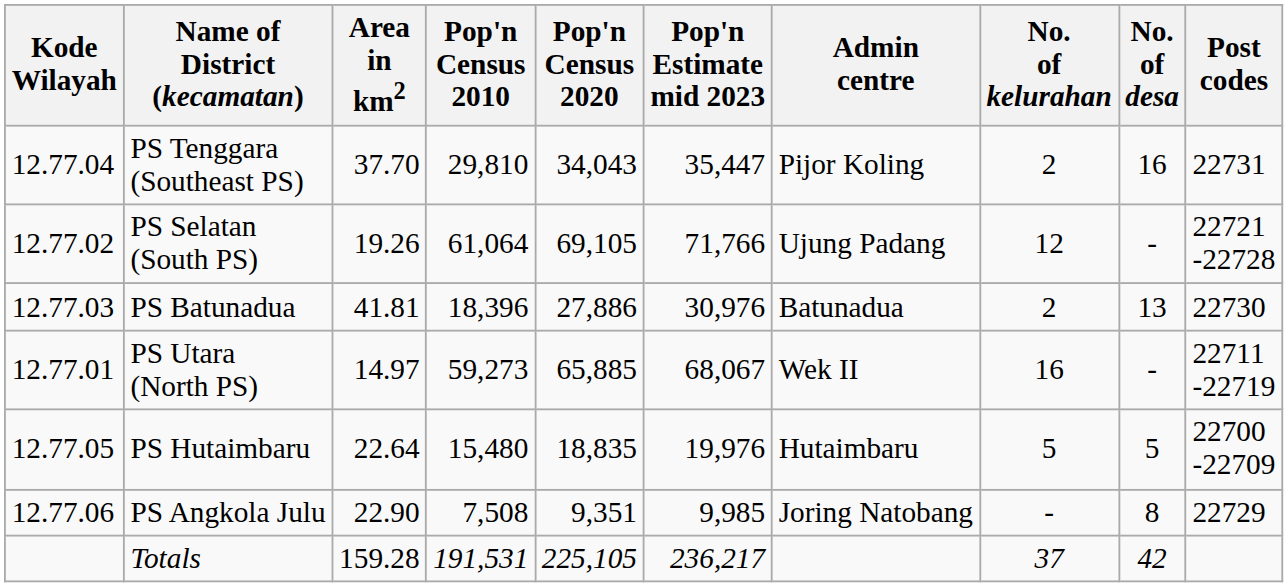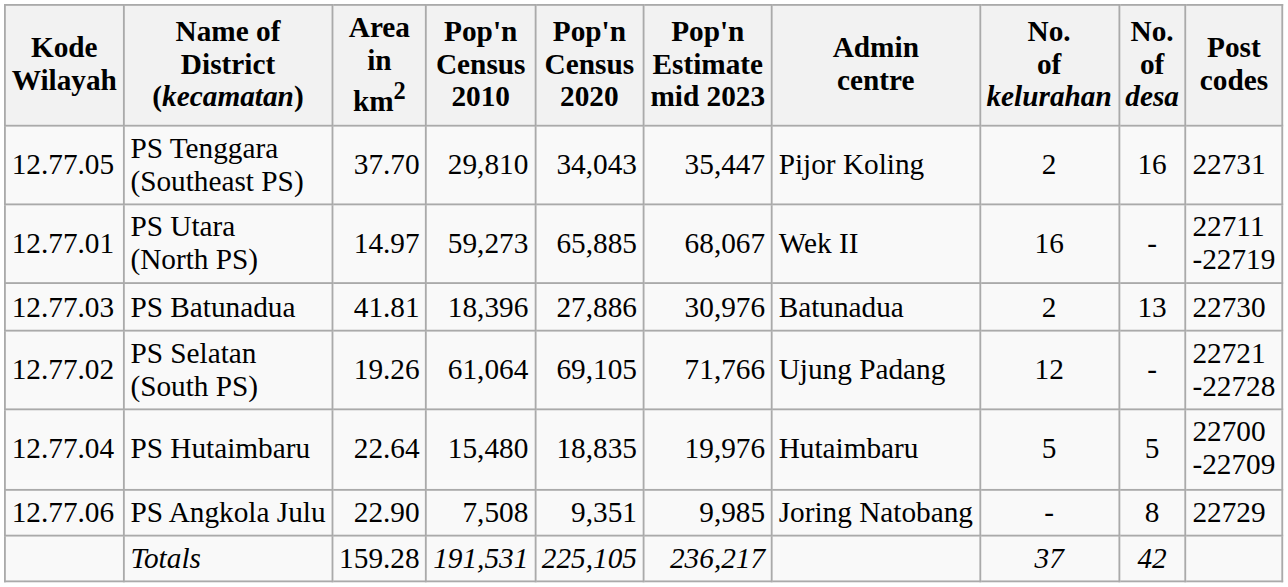(63, 164) 12.77.04 -> (63, 164) 12.77.05
rows swapped: (194, 243) <-> (194, 369)
(63, 448) 12.77.05 -> (63, 448) 12.77.04
